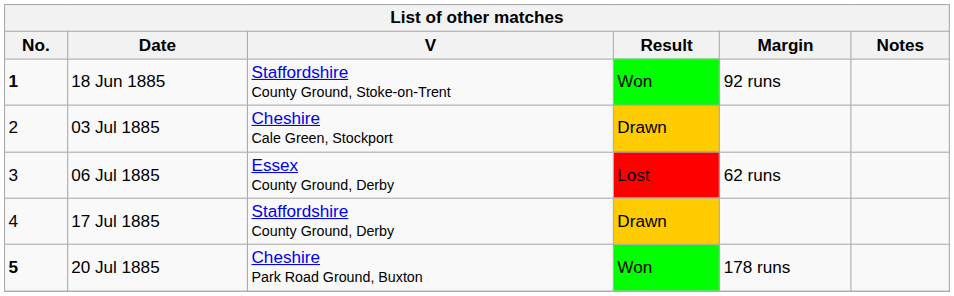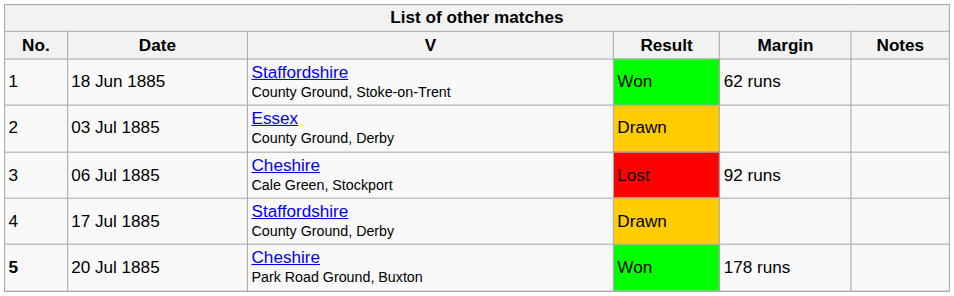(13, 82) bold -> (13, 82) normal
(752, 82) 92 runs -> (752, 82) 62 runs
(322, 128) Cheshire Cale Green, Stockport -> (323, 128) Essex County Ground, Derby
(323, 174) Essex County Ground, Derby -> (322, 174) Cheshire Cale Green, Stockport
(752, 174) 62 runs -> (752, 174) 92 runs
